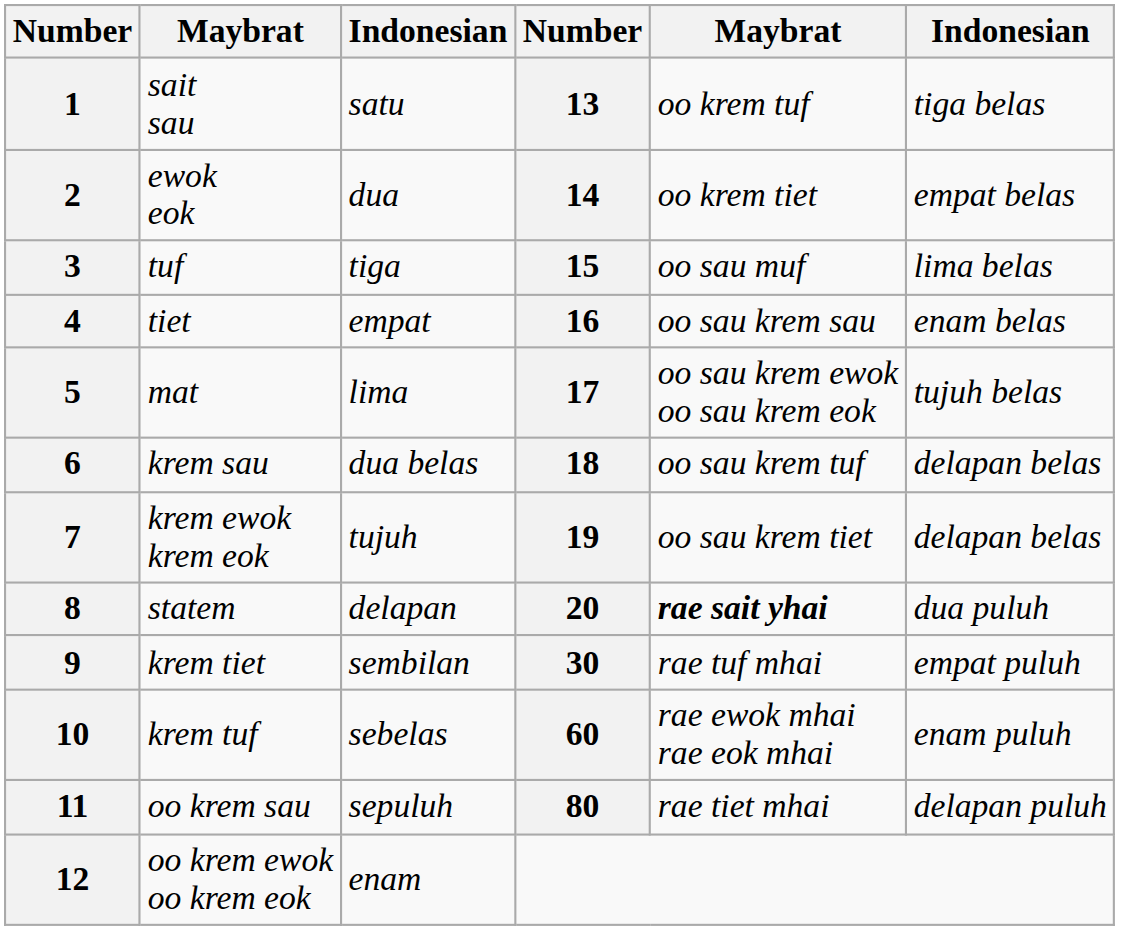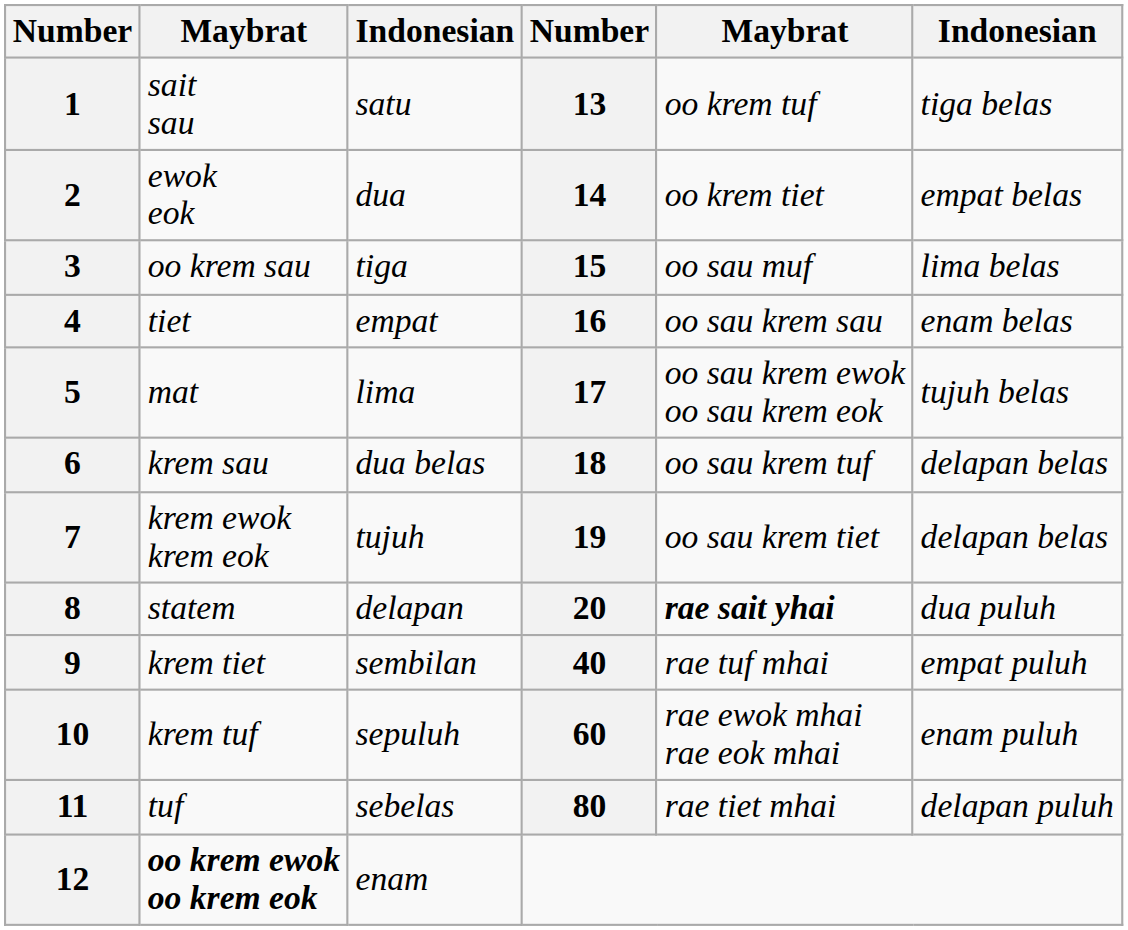(165, 266) tuf -> (229, 266) oo krem sau
(583, 661) 30 -> (589, 661) 40
(398, 734) sebelas -> (408, 734) sepuluh
(229, 806) oo krem sau -> (165, 806) tuf
(401, 806) sepuluh -> (405, 806) sebelas
(240, 878) normal -> (244, 878) bold
